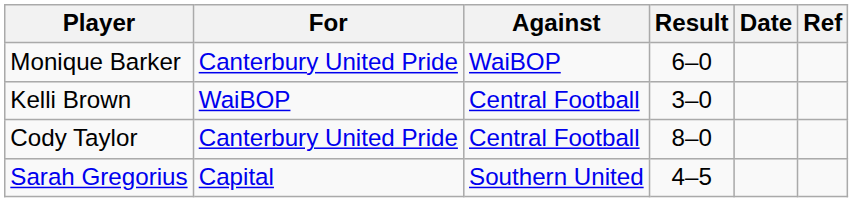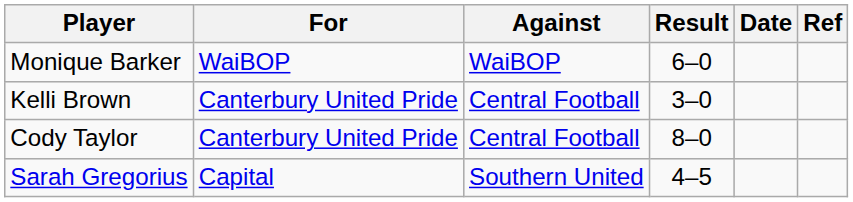(328, 61) Canterbury United Pride -> (245, 61) WaiBOP
(245, 100) WaiBOP -> (328, 100) Canterbury United Pride
